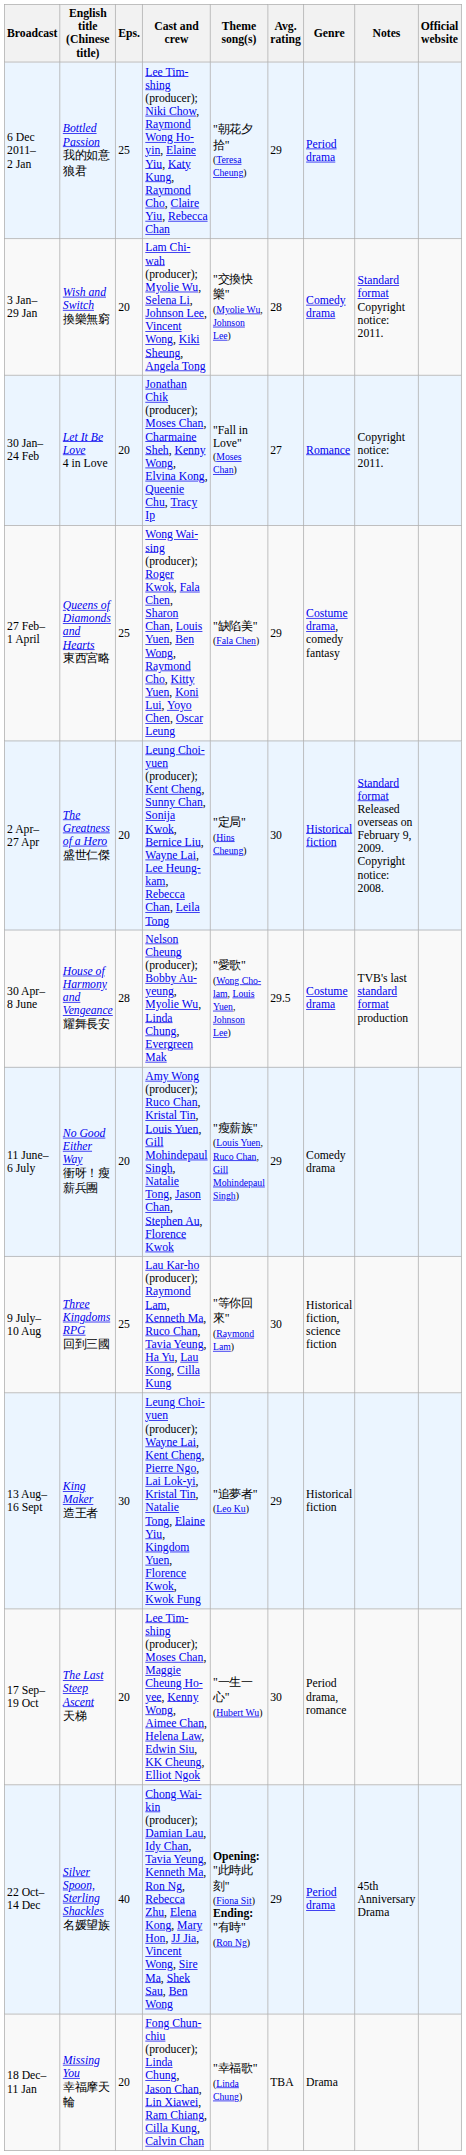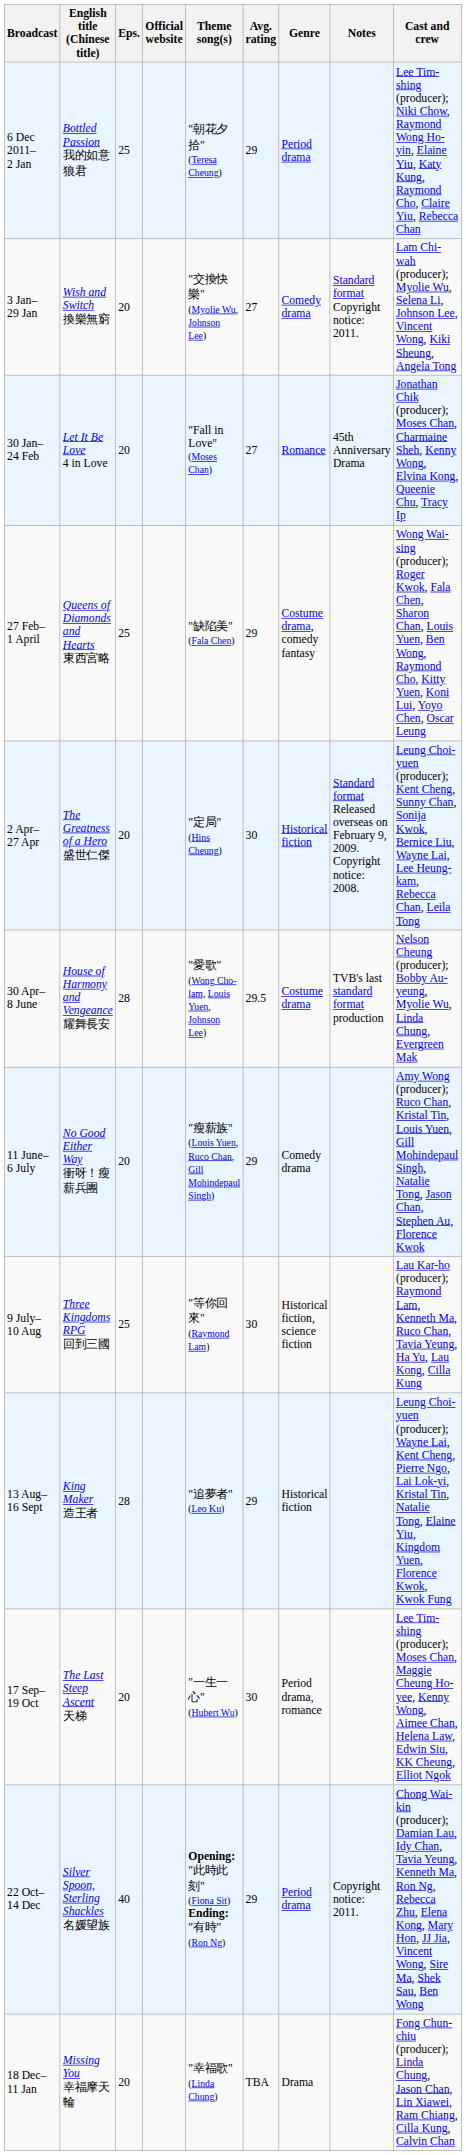columns swapped: (176, 33) <-> (439, 33)
(276, 307) 28 -> (251, 307) 27
(381, 450) Copyright notice: 2011. -> (362, 450) 45th Anniversary Drama
(124, 1501) 30 -> (124, 1501) 28
(386, 1899) 45th Anniversary Drama -> (357, 1899) Copyright notice: 2011.
